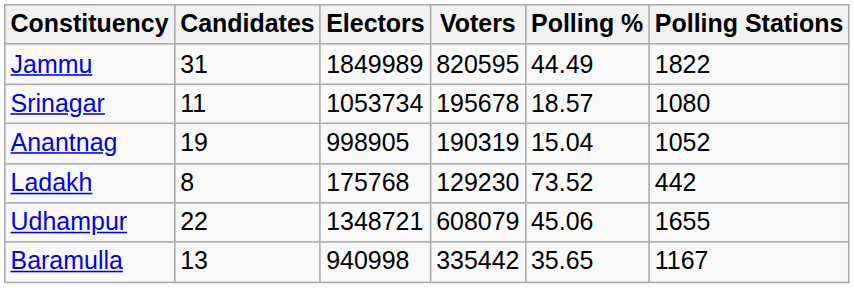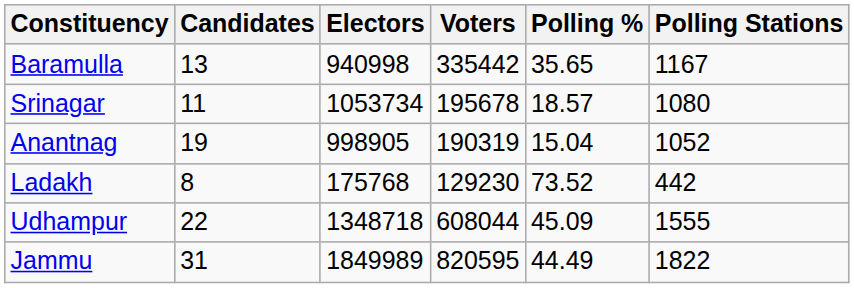rows swapped: (67, 261) <-> (51, 63)
(375, 222) 1348721 -> (375, 222) 1348718
(478, 222) 608079 -> (478, 222) 608044
(562, 222) 45.06 -> (562, 222) 45.09
(683, 222) 1655 -> (683, 222) 1555
